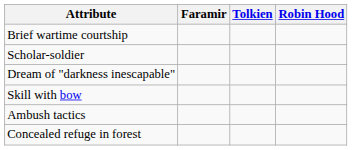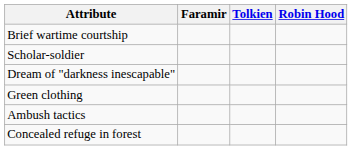+ row: (45, 94)
- row: (44, 94)
